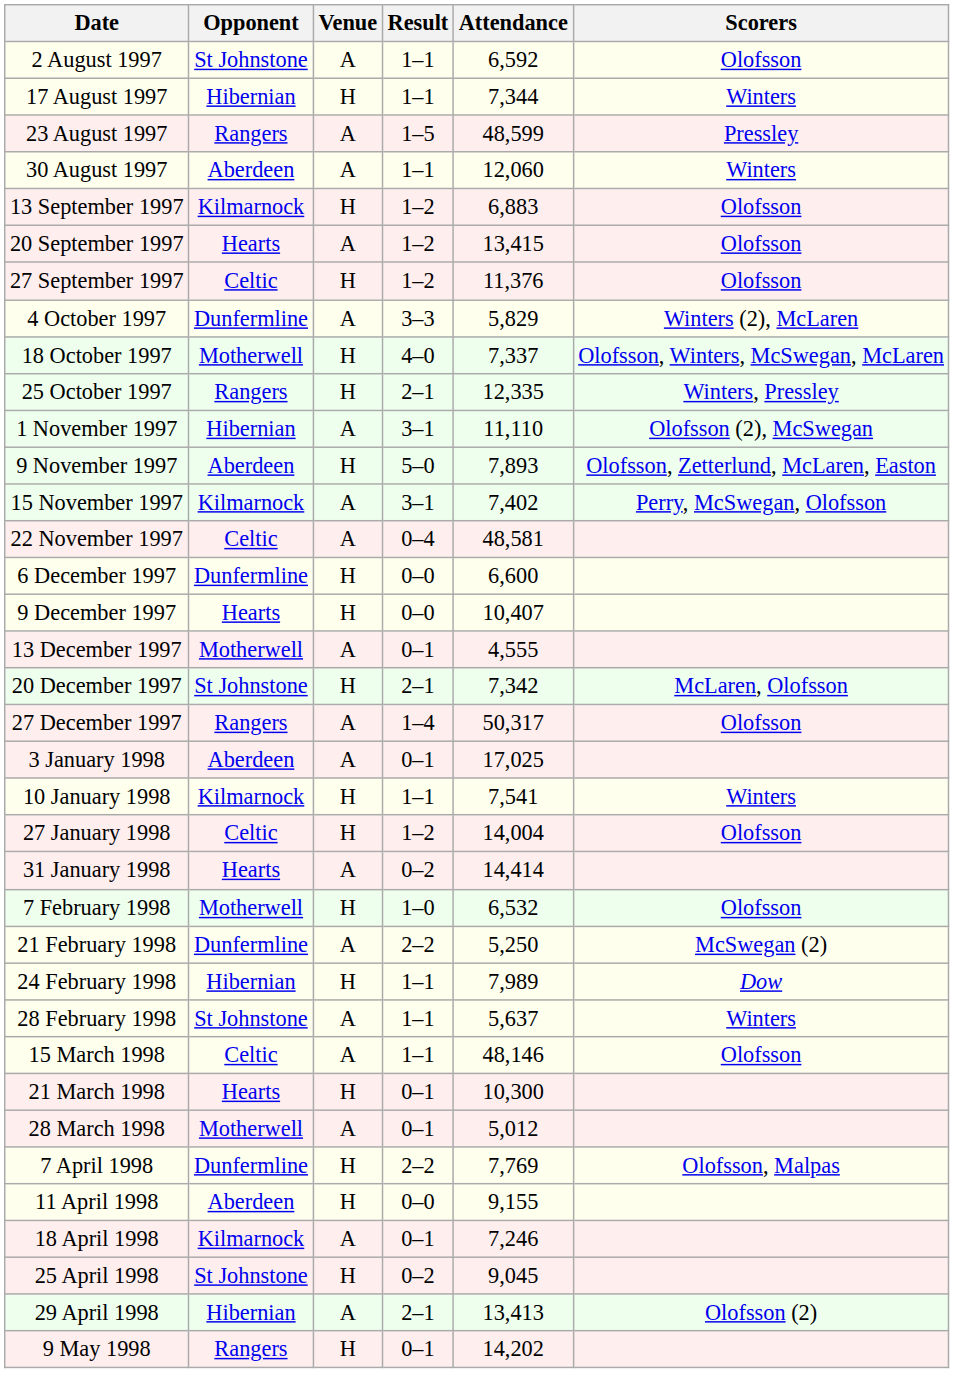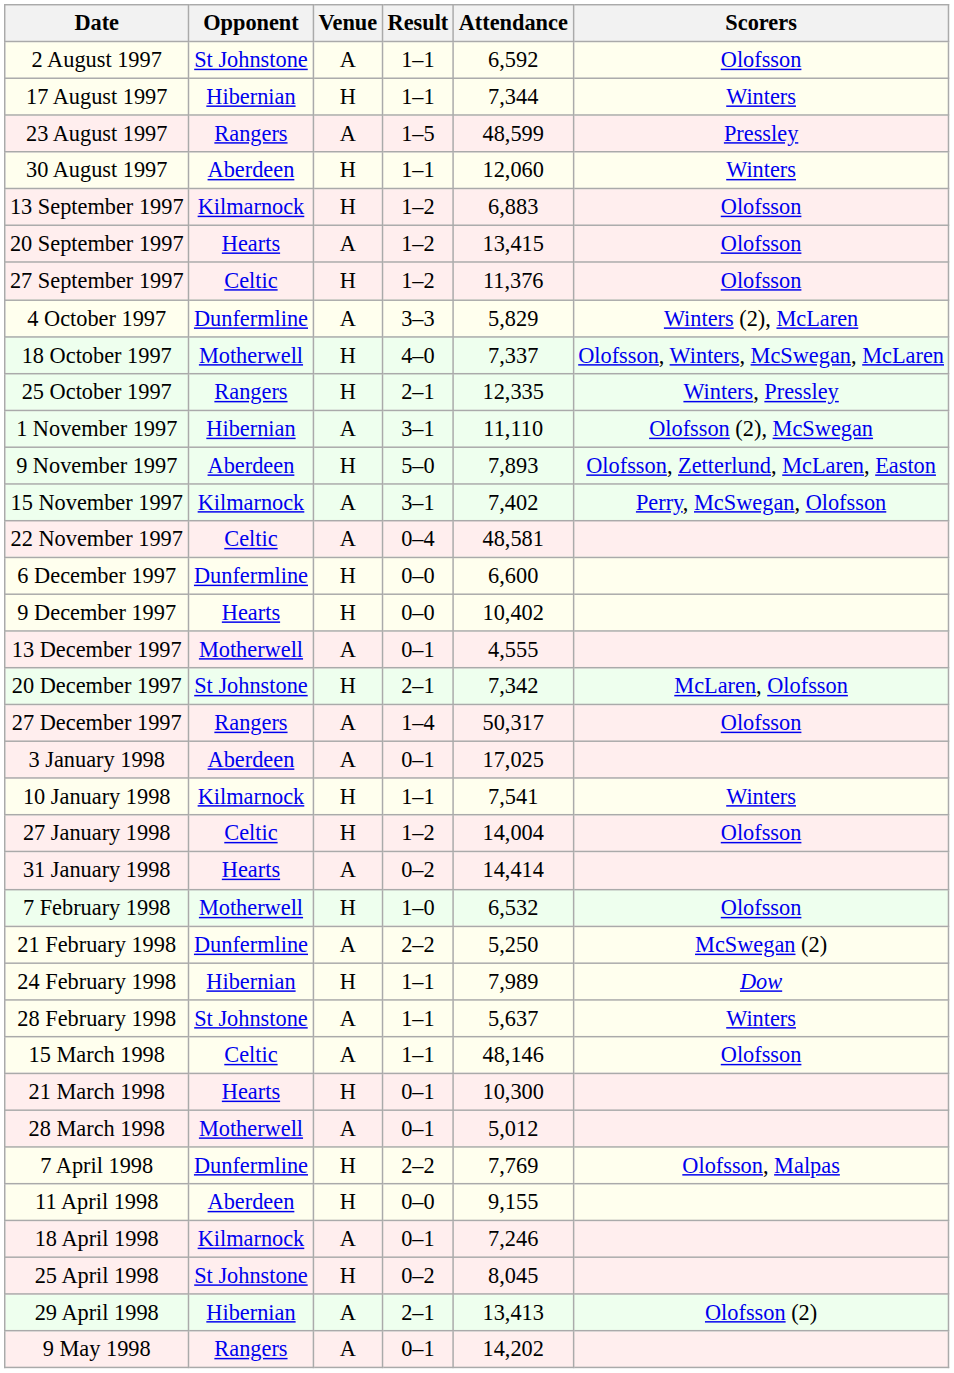(348, 170) A -> (348, 170) H
(513, 612) 10,407 -> (513, 612) 10,402
(513, 1275) 9,045 -> (513, 1275) 8,045
(348, 1349) H -> (348, 1349) A
